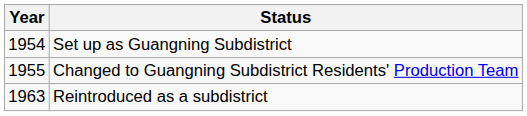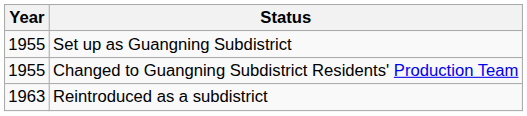(27, 44) 1954 -> (27, 44) 1955
